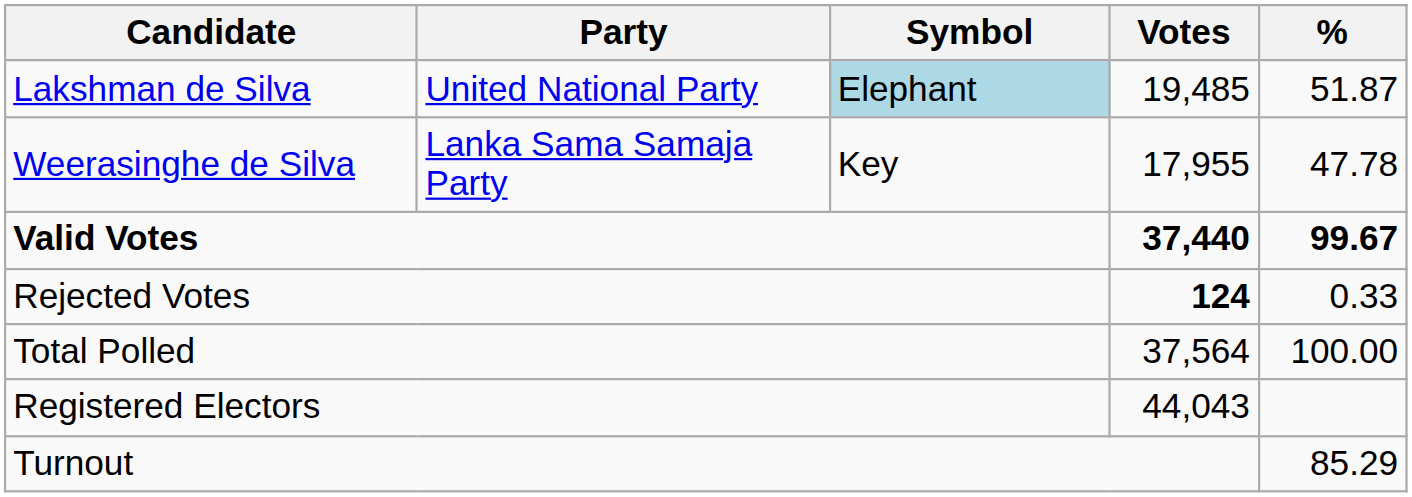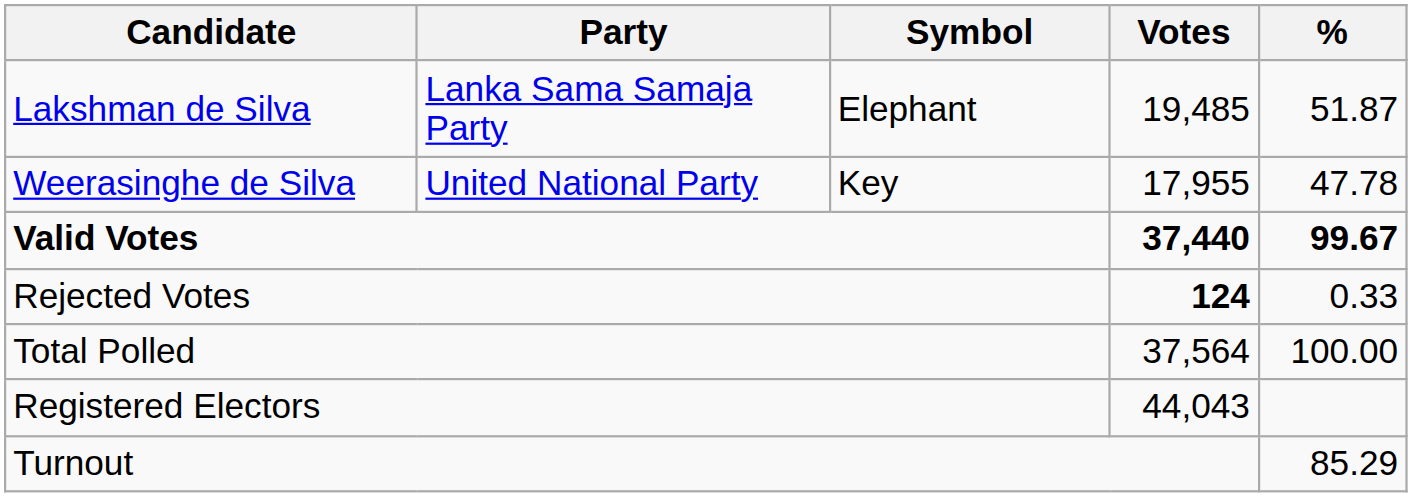(592, 88) United National Party -> (589, 108) Lanka Sama Samaja Party
(907, 88) lightblue background -> (907, 108) no background
(589, 163) Lanka Sama Samaja Party -> (592, 183) United National Party
